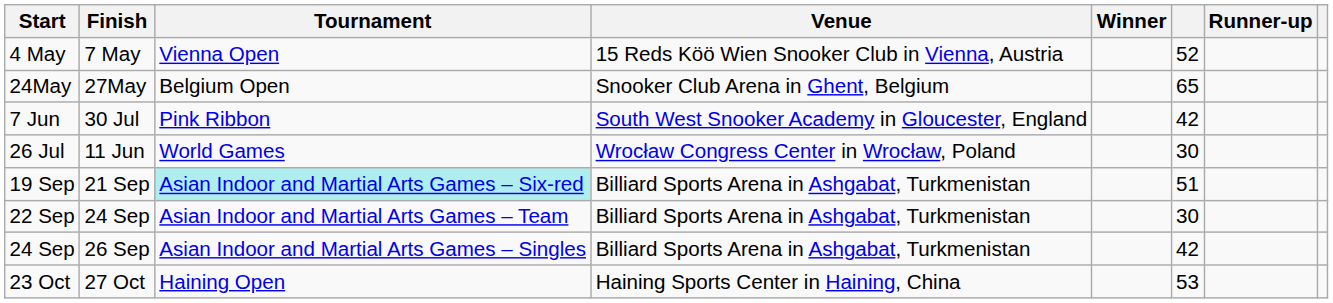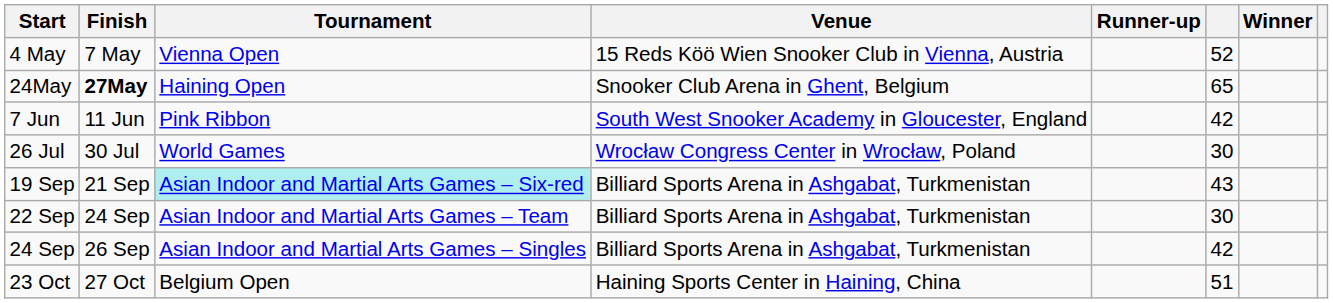columns swapped: (1132, 21) <-> (1261, 21)
(115, 86) normal -> (116, 86) bold
(225, 86) Belgium Open -> (222, 86) Haining Open
(112, 119) 30 Jul -> (115, 119) 11 Jun
(115, 152) 11 Jun -> (112, 152) 30 Jul
(1187, 184) 51 -> (1222, 184) 43
(222, 282) Haining Open -> (225, 282) Belgium Open
(1187, 282) 53 -> (1222, 282) 51
